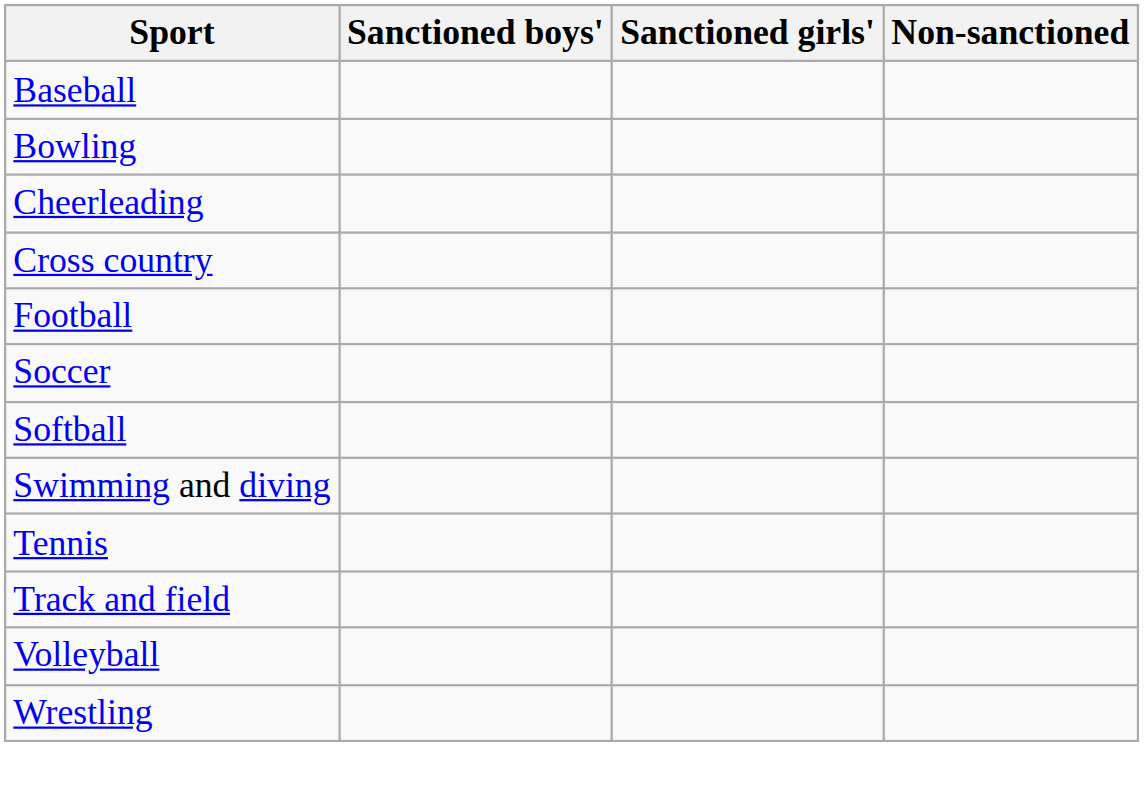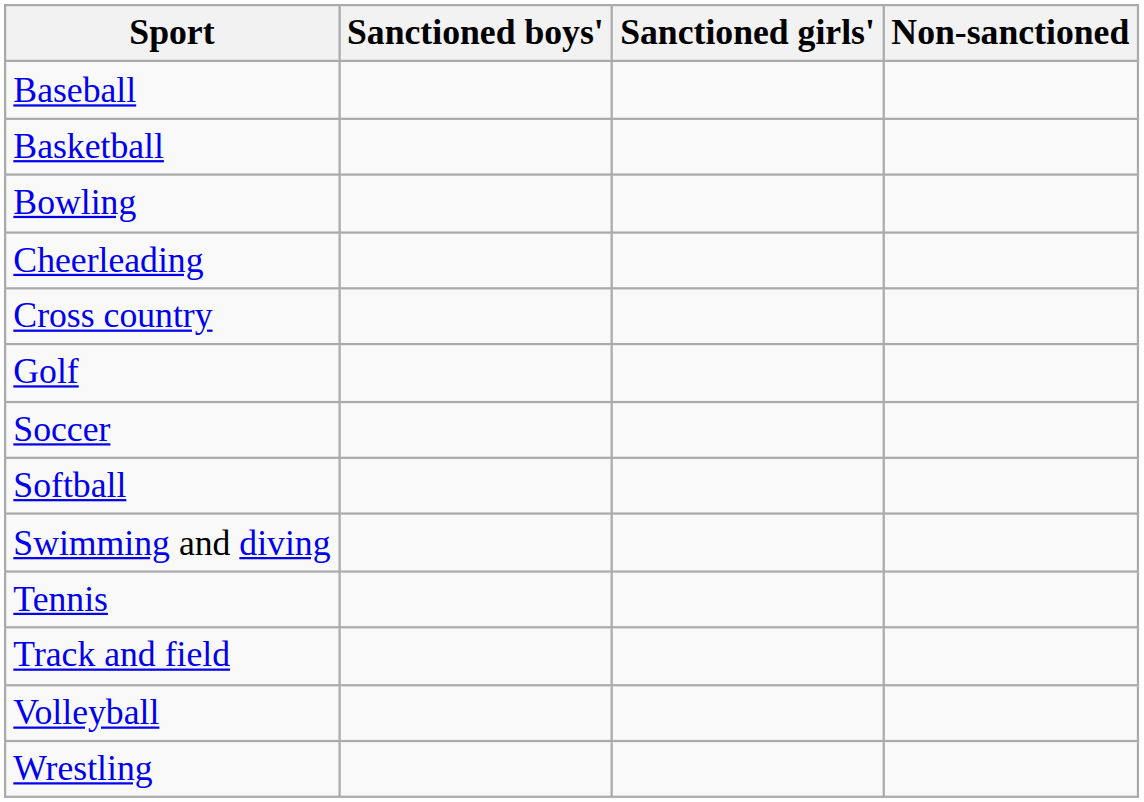+ row: (89, 145)
- row: (73, 315)
+ row: (46, 372)
